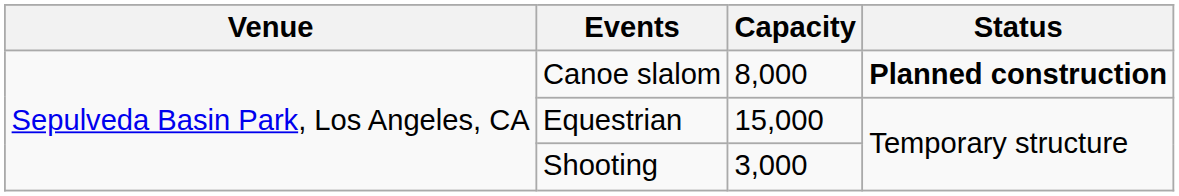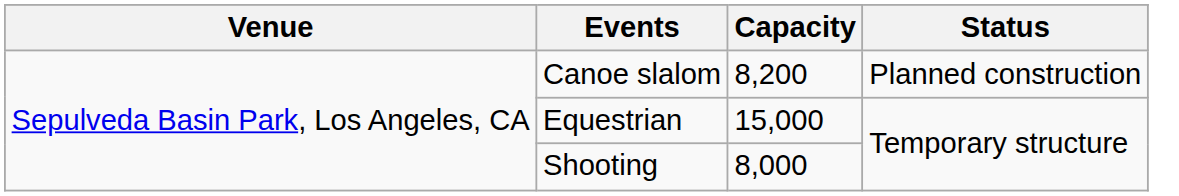(771, 73) 8,000 -> (771, 73) 8,200
(1018, 73) bold -> (1005, 73) normal
(771, 166) 3,000 -> (771, 166) 8,000
